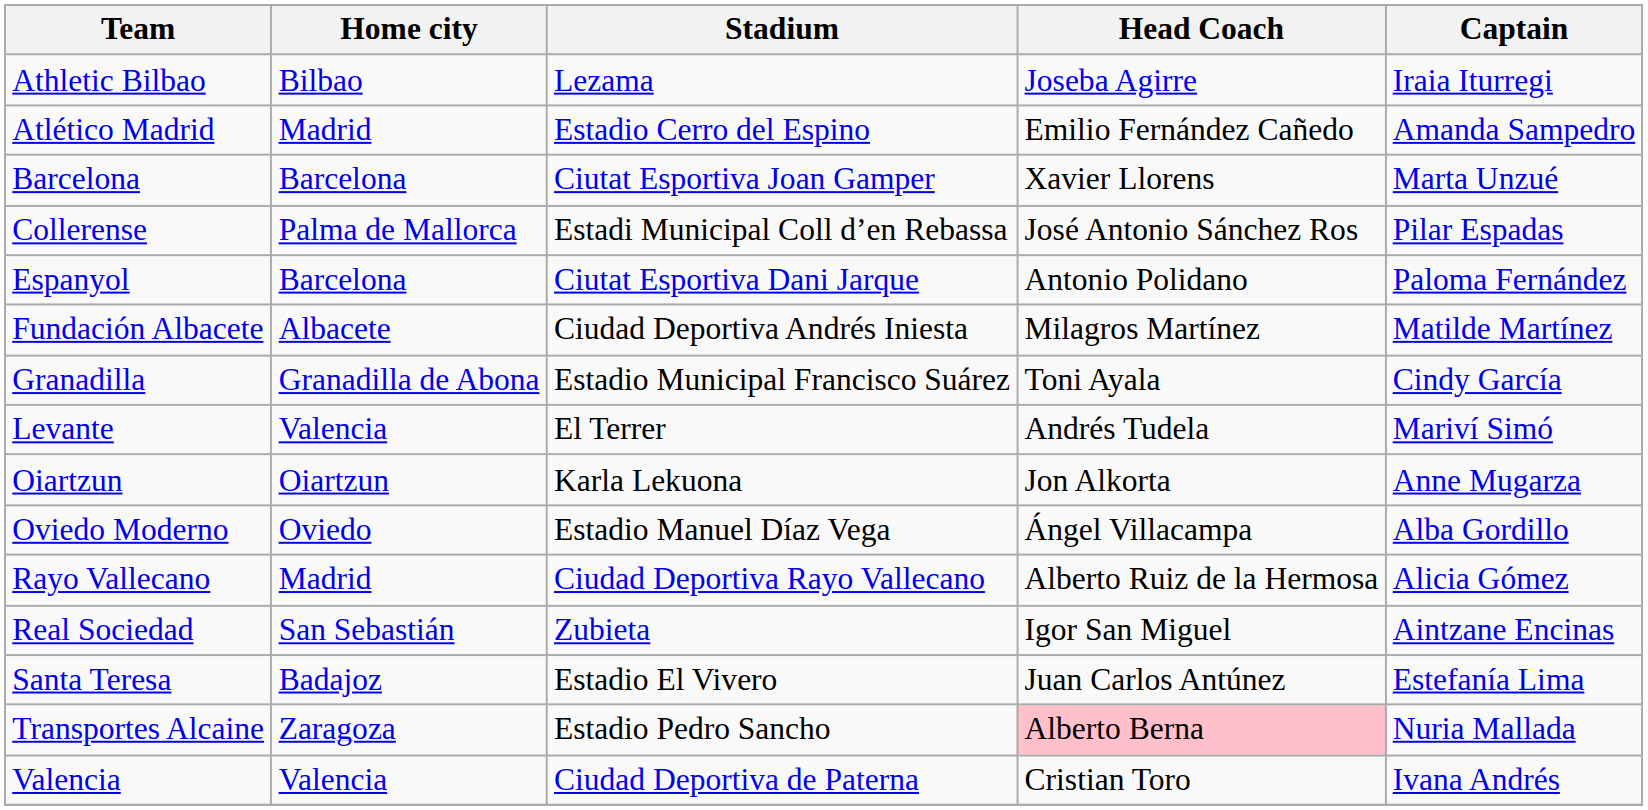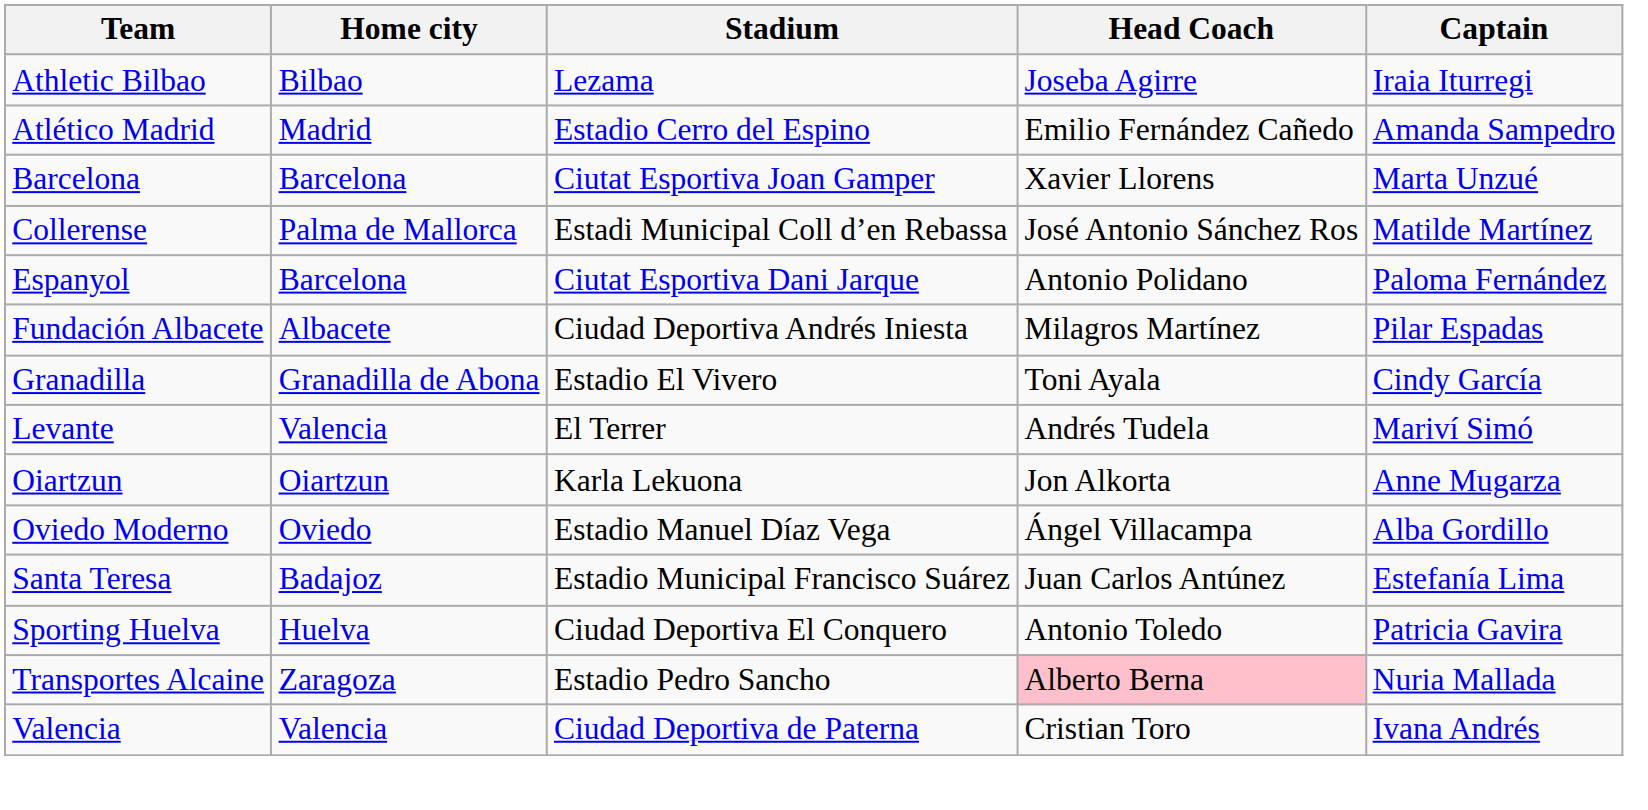(1478, 229) Pilar Espadas -> (1483, 229) Matilde Martínez
(1503, 329) Matilde Martínez -> (1458, 329) Pilar Espadas
(782, 379) Estadio Municipal Francisco Suárez -> (666, 379) Estadio El Vivero
- row: (111, 579)
- row: (103, 629)
(666, 679) Estadio El Vivero -> (782, 579) Estadio Municipal Francisco Suárez
+ row: (116, 629)
